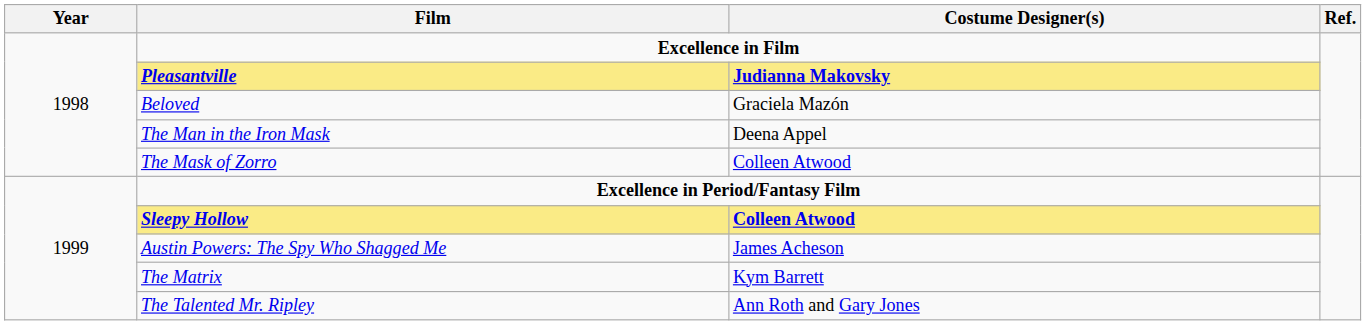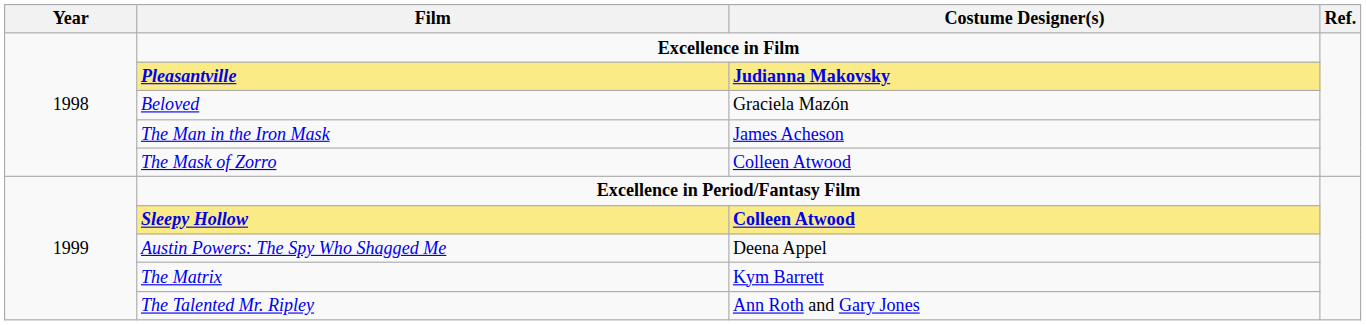(780, 133) Deena Appel -> (788, 133) James Acheson
(788, 248) James Acheson -> (780, 248) Deena Appel
